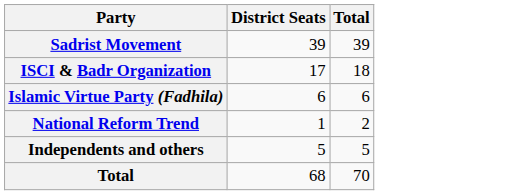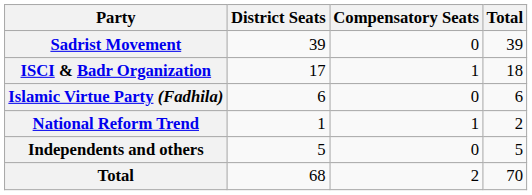+ column: (406, 17)
